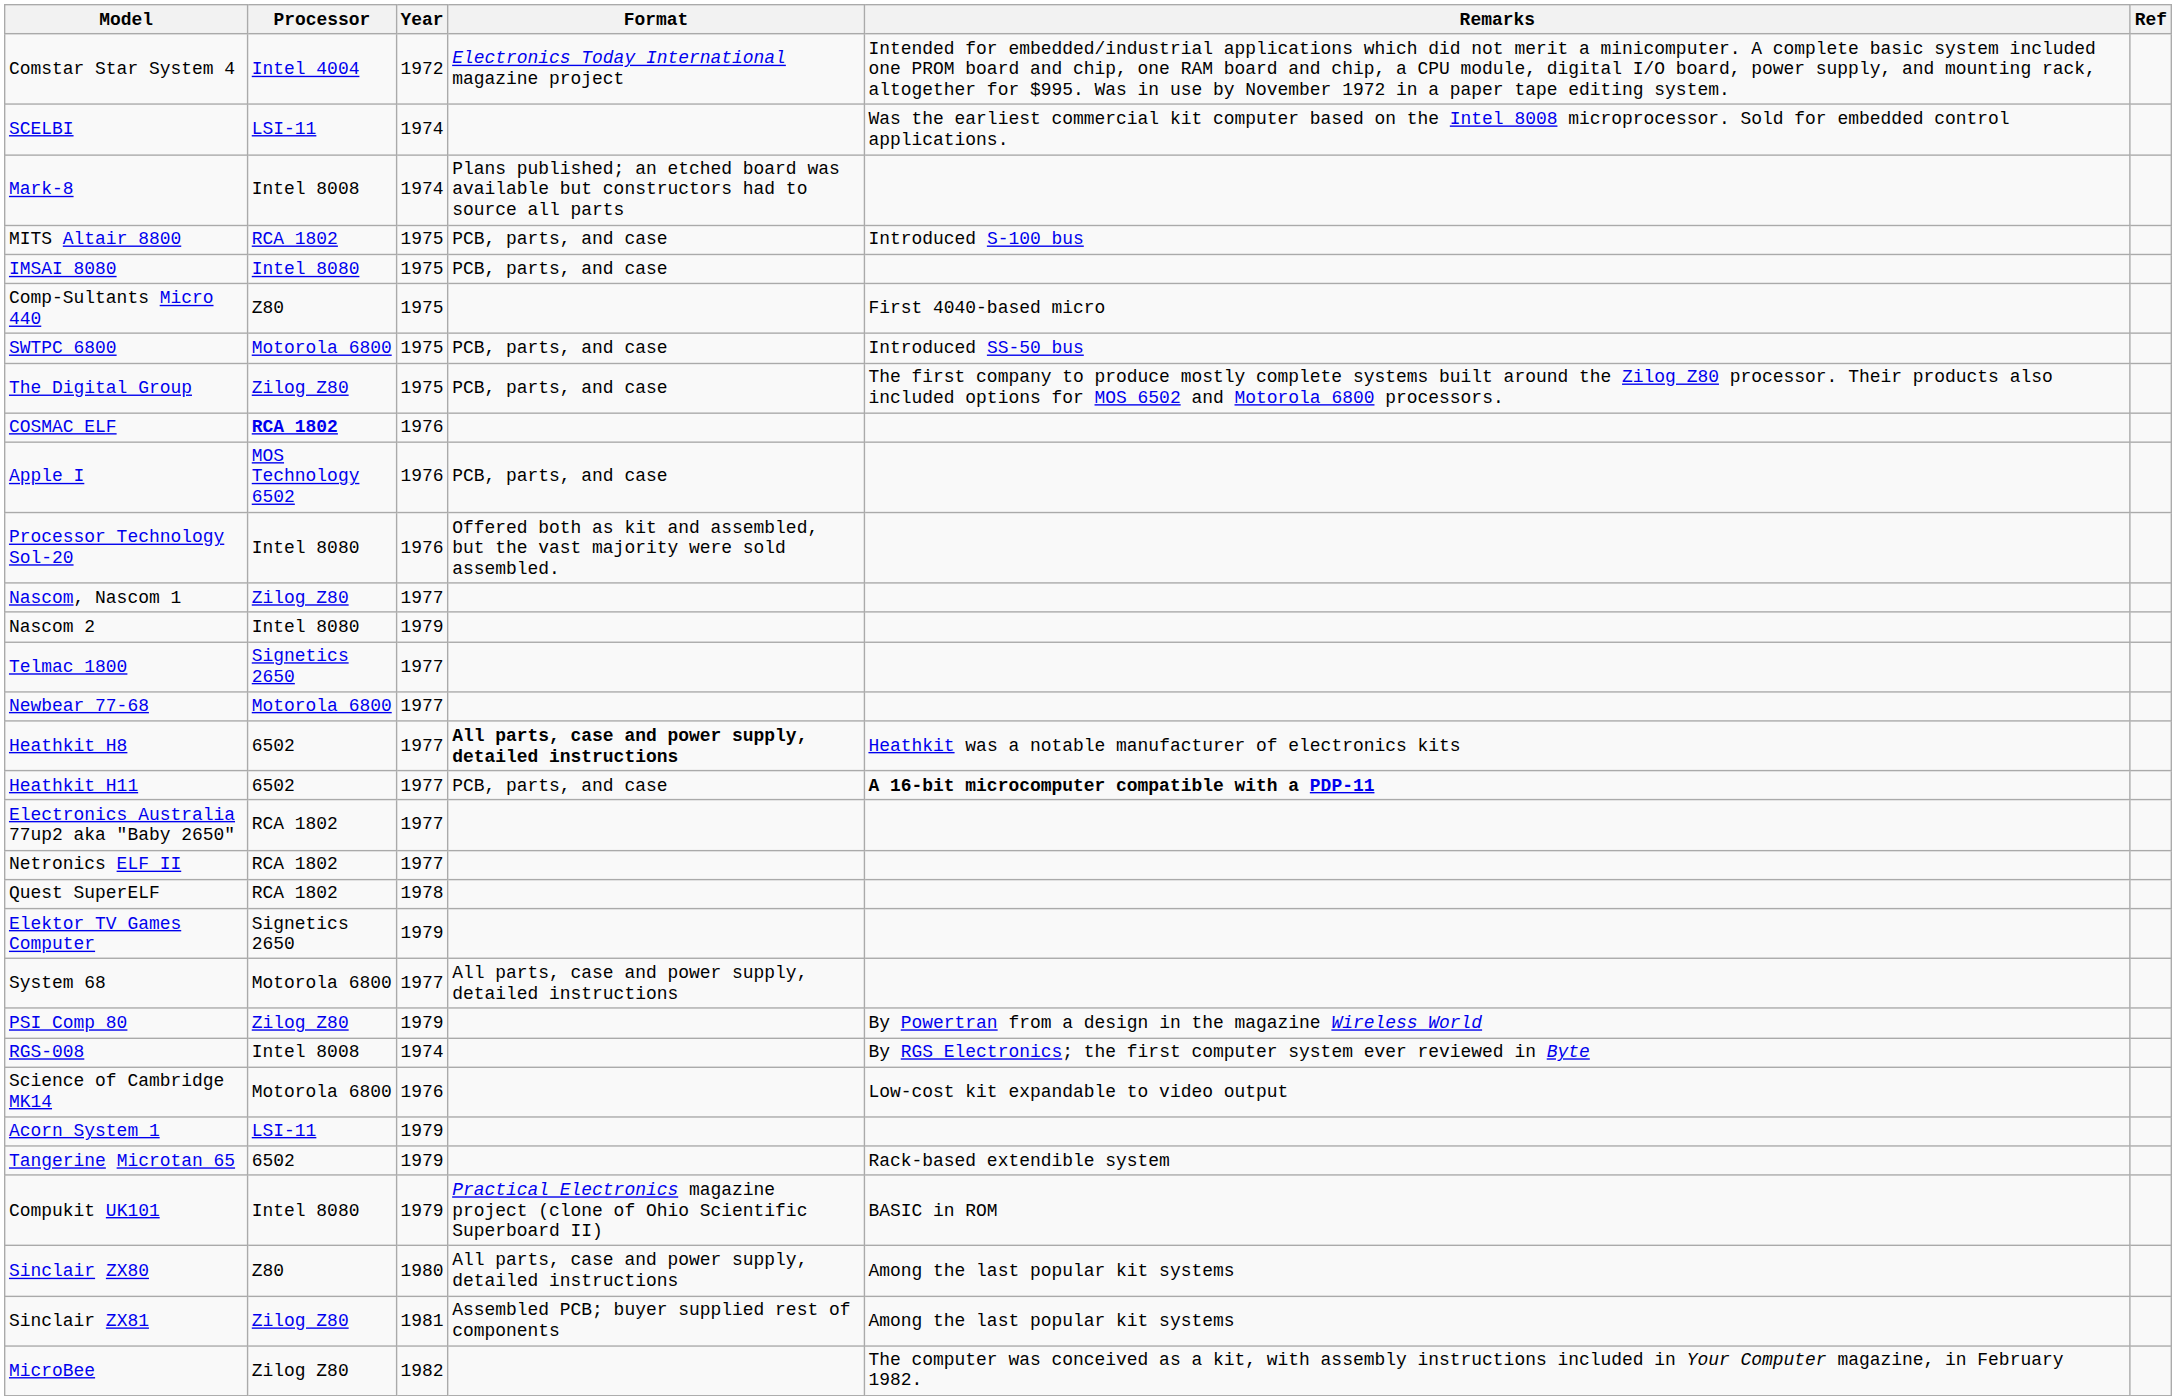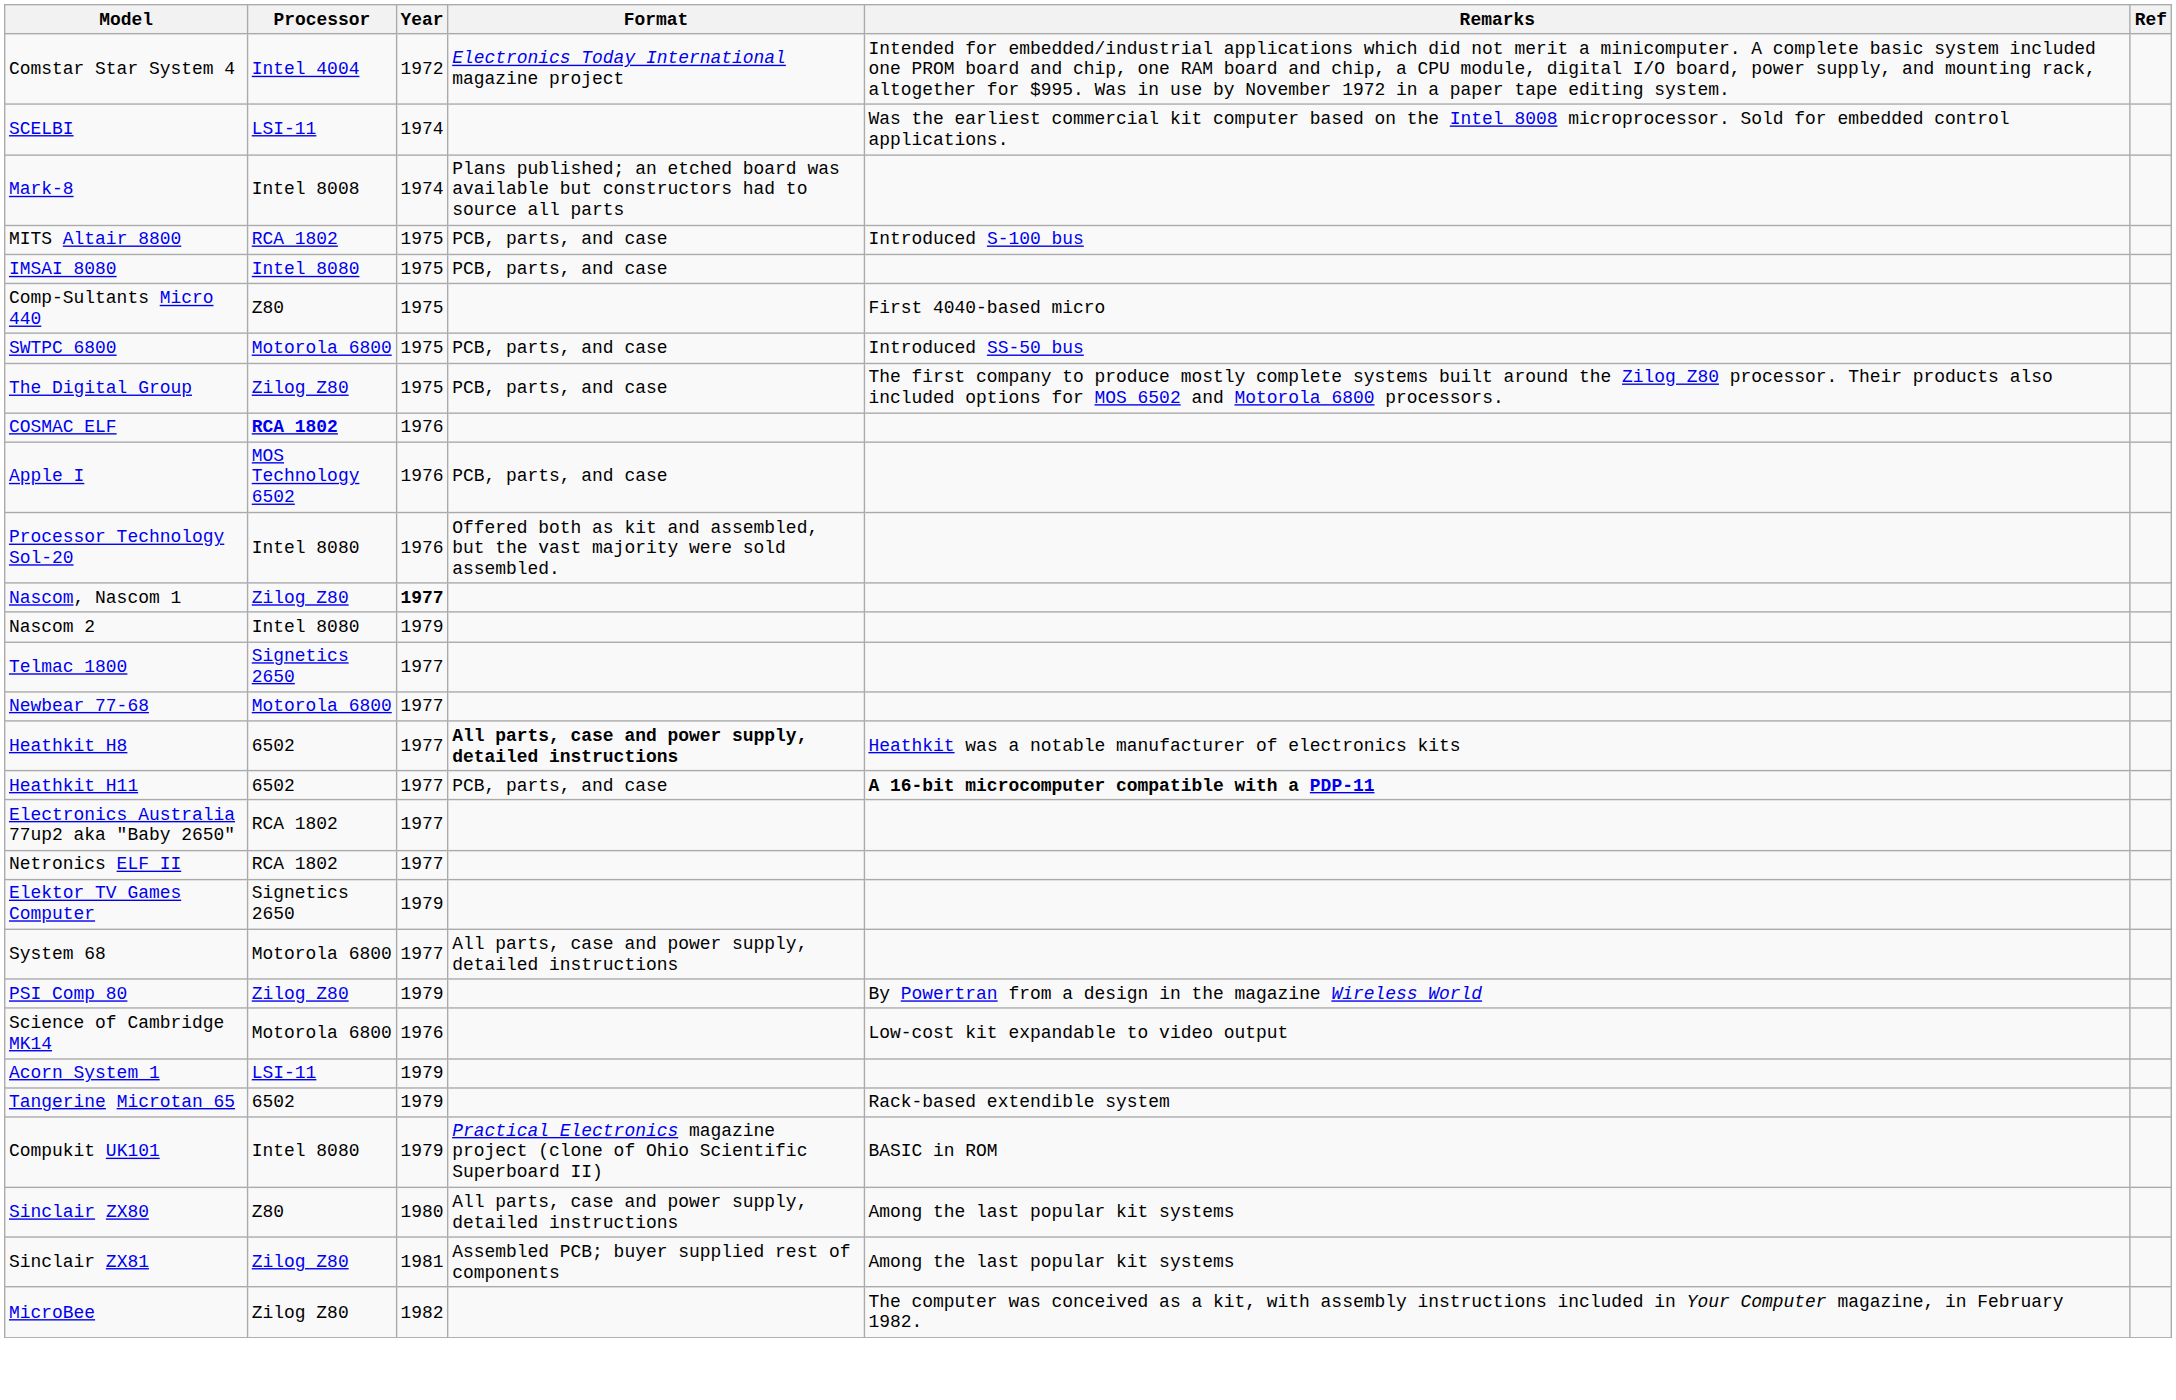(422, 598) normal -> (422, 598) bold
- row: (84, 894)
- row: (47, 1052)
